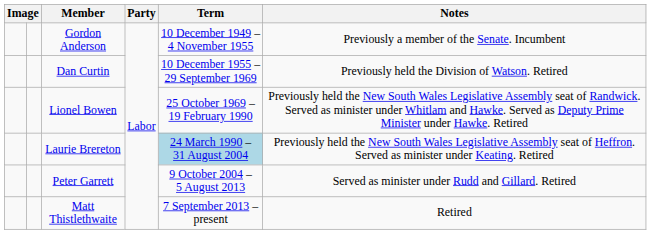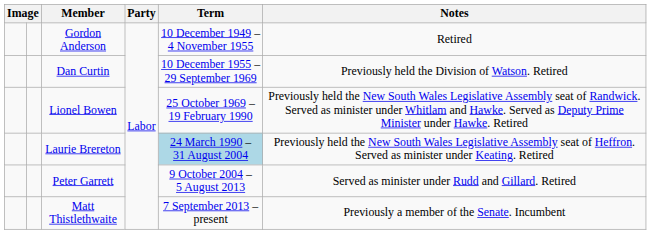(454, 39) Previously a member of the Senate. Incumbent -> (454, 39) Retired
(454, 213) Retired -> (454, 213) Previously a member of the Senate. Incumbent
